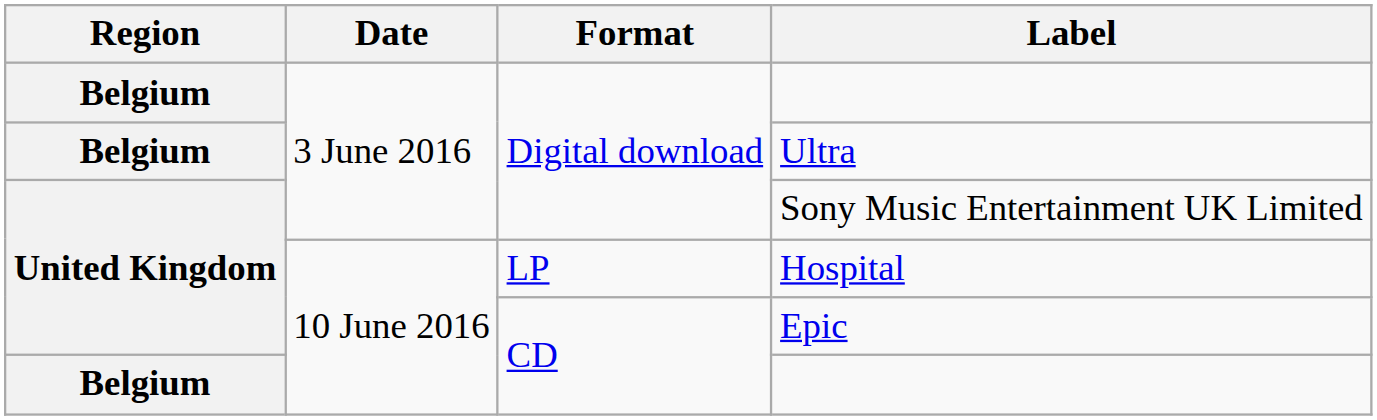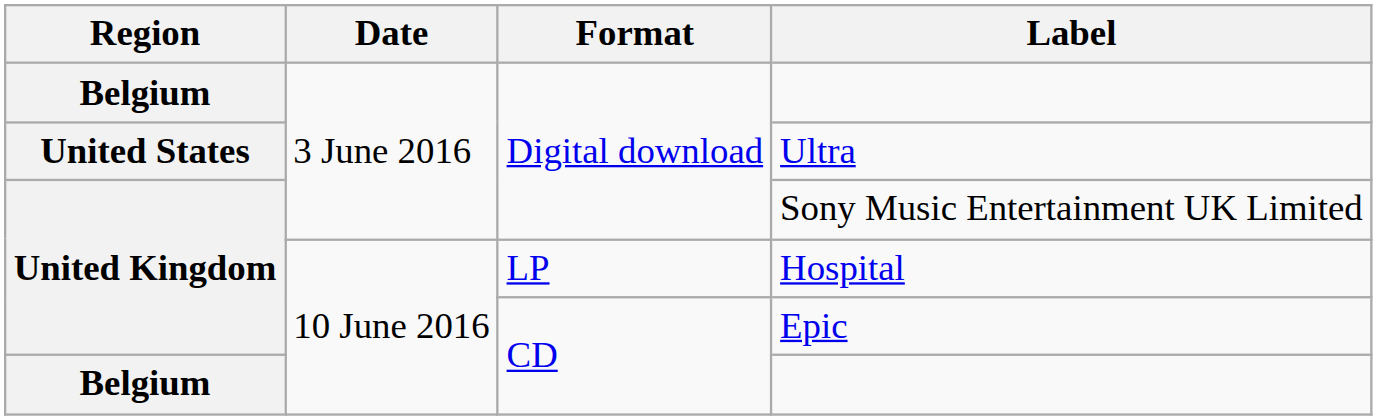(145, 150) Belgium -> (145, 150) United States
